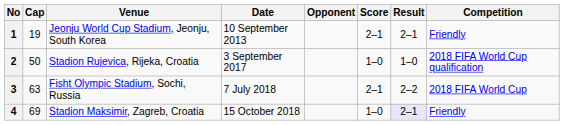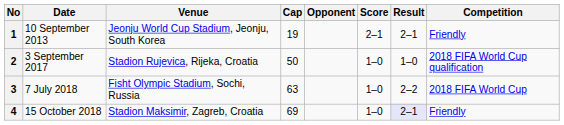columns swapped: (263, 12) <-> (35, 12)
(374, 90) 2–1 -> (374, 90) 1–0
